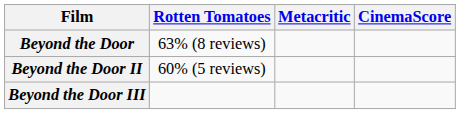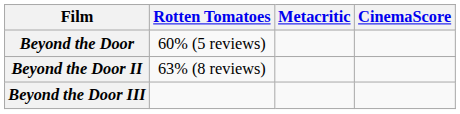(212, 43) 63% (8 reviews) -> (212, 43) 60% (5 reviews)
(212, 69) 60% (5 reviews) -> (212, 69) 63% (8 reviews)
